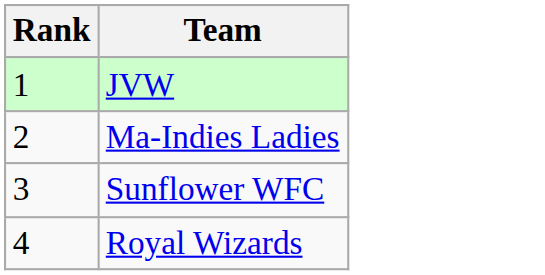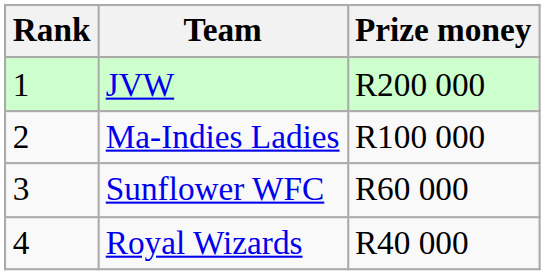+ column: (443, 30)
